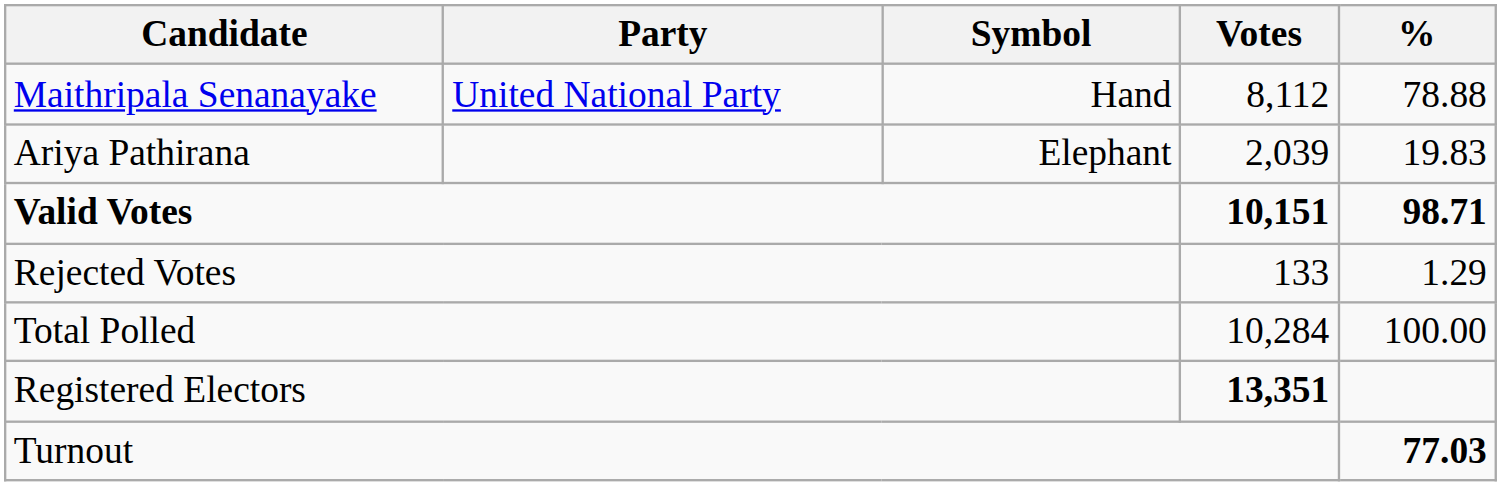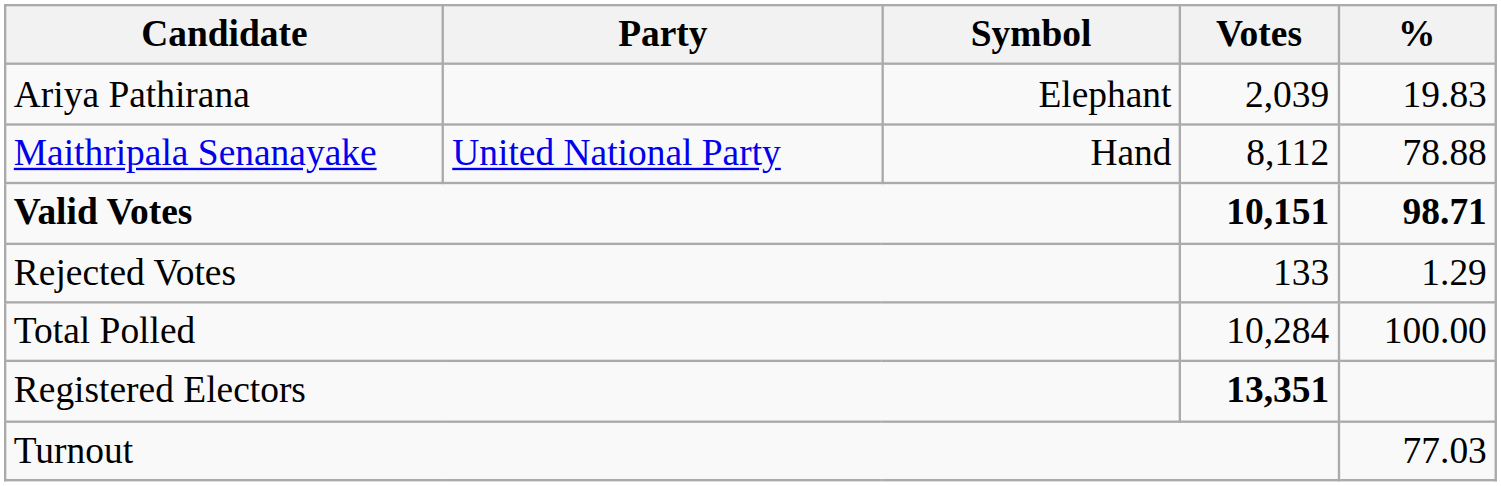rows swapped: (195, 93) <-> (132, 152)
(1445, 449) bold -> (1445, 449) normal
